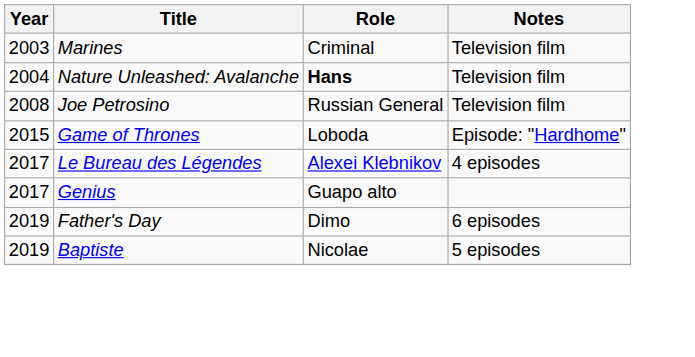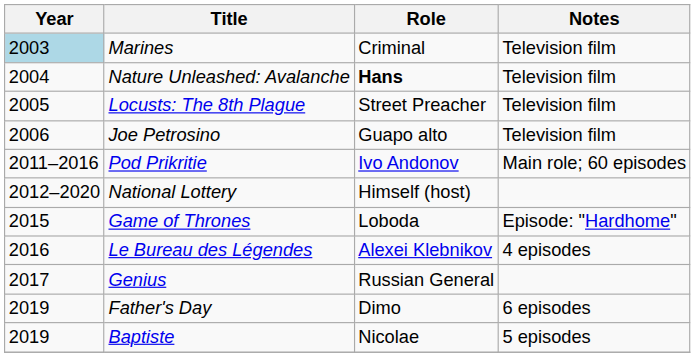(29, 47) no background -> (29, 47) lightblue background
+ row: (207, 105)
(29, 105) 2008 -> (29, 134) 2006
(375, 105) Russian General -> (403, 134) Guapo alto
+ row: (158, 163)
+ row: (172, 192)
(29, 163) 2017 -> (29, 250) 2016
(352, 192) Guapo alto -> (426, 279) Russian General
